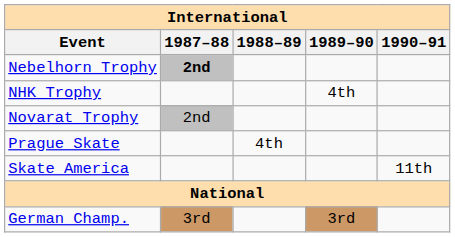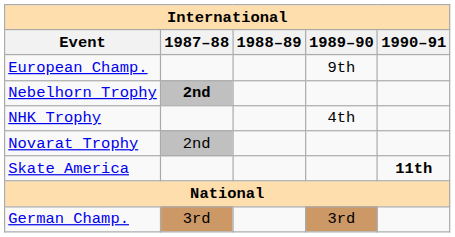+ row: (78, 68)
- row: (64, 143)
(414, 168) normal -> (414, 168) bold
